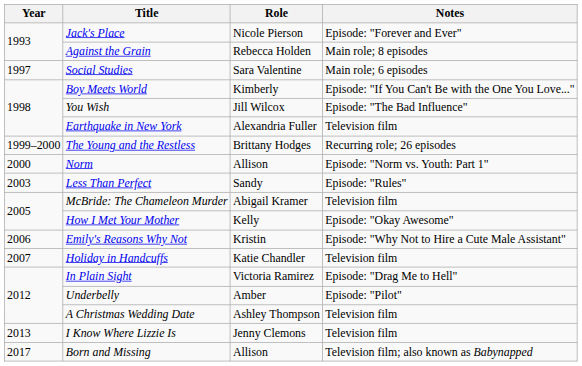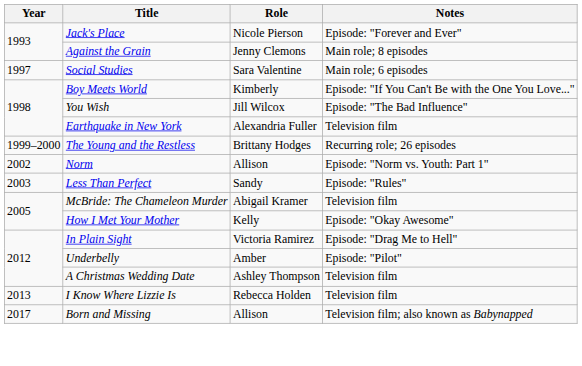(272, 51) Rebecca Holden -> (269, 51) Jenny Clemons
(19, 164) 2000 -> (19, 164) 2002
- row: (126, 239)
- row: (117, 257)
(269, 333) Jenny Clemons -> (272, 295) Rebecca Holden
